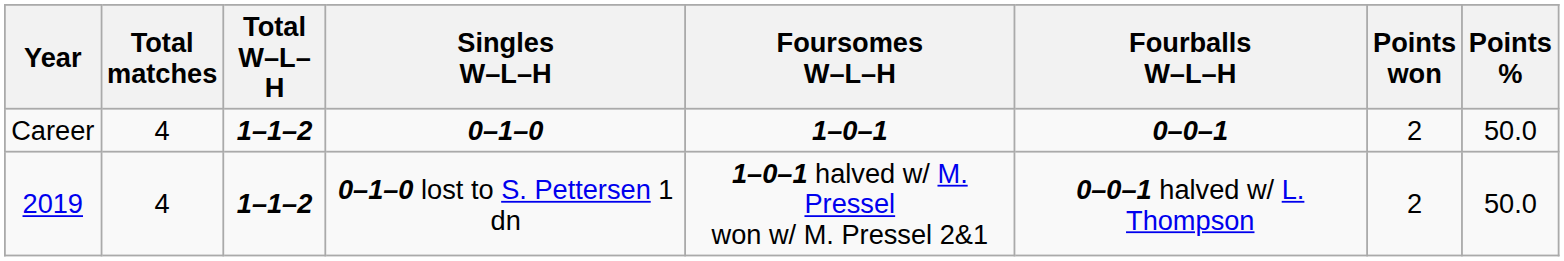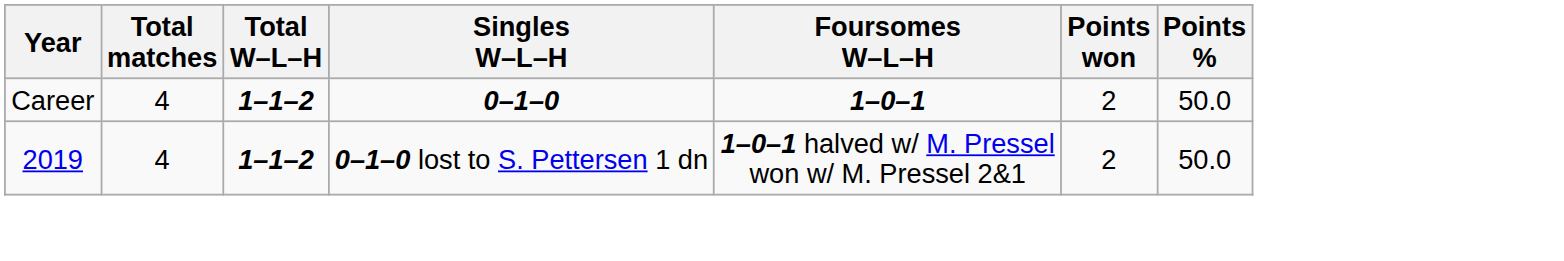- column: (1190, 57)
